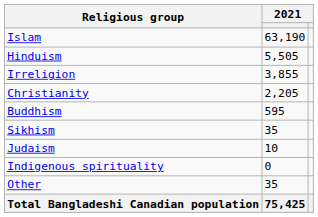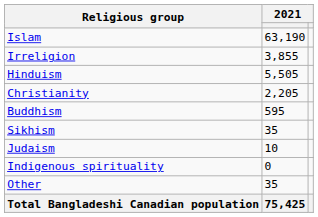rows swapped: (34, 56) <-> (41, 74)
